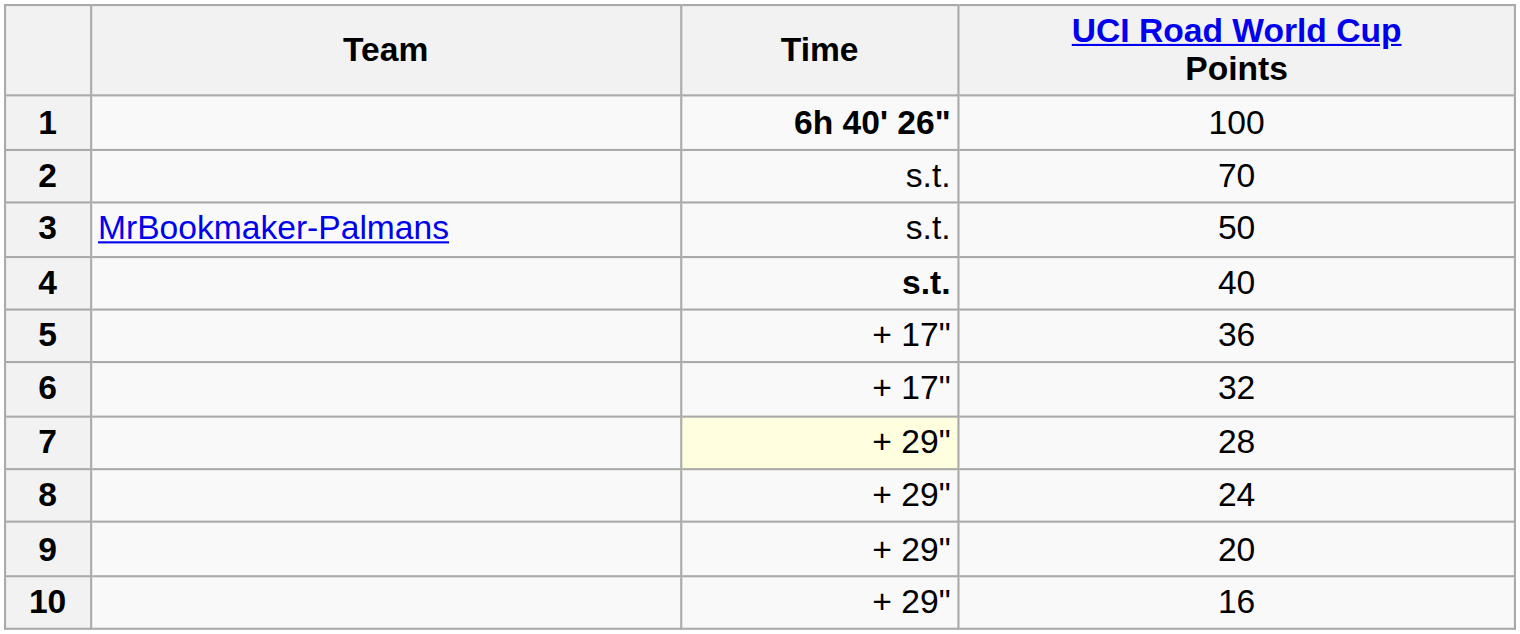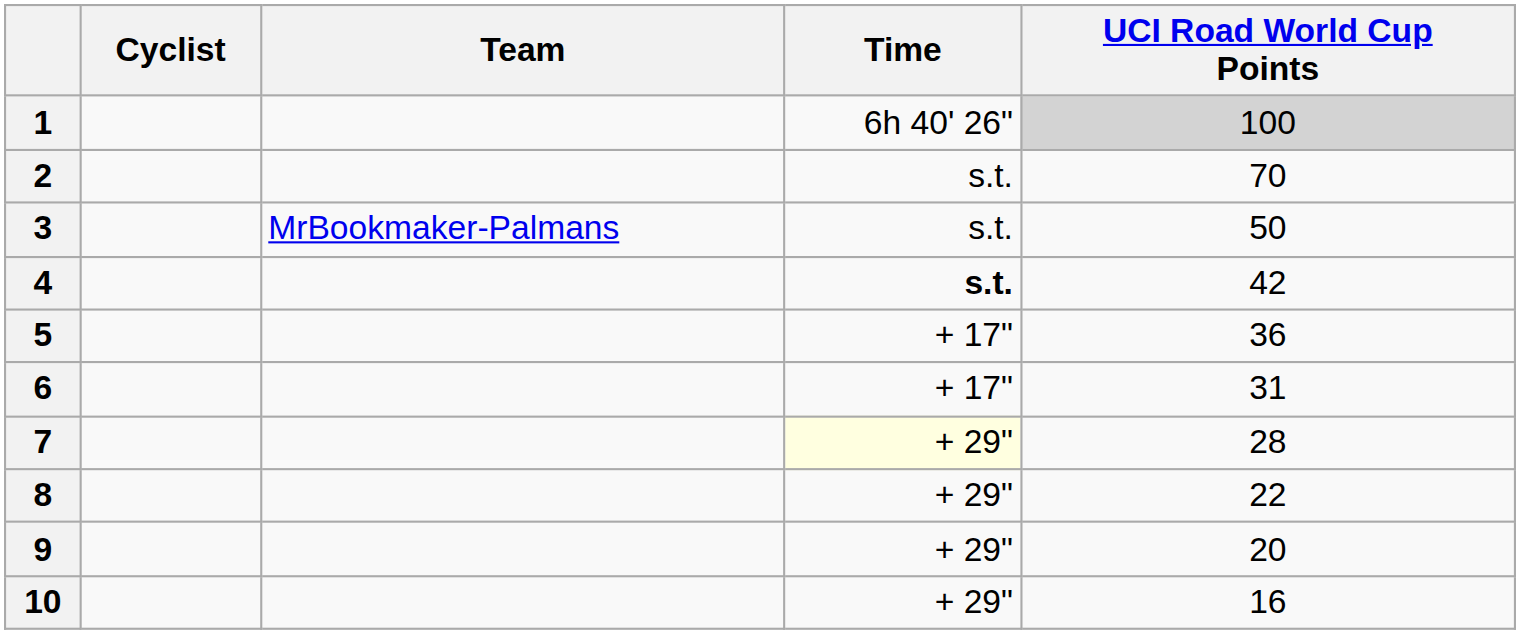+ column: (171, 50)
(872, 122) bold -> (938, 122) normal
(1237, 122) no background -> (1268, 122) lightgrey background
(1237, 282) 40 -> (1268, 282) 42
(1237, 388) 32 -> (1268, 388) 31
(1237, 495) 24 -> (1268, 495) 22
